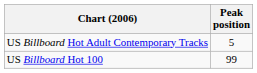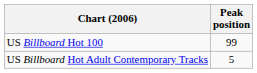rows swapped: (55, 59) <-> (107, 42)
